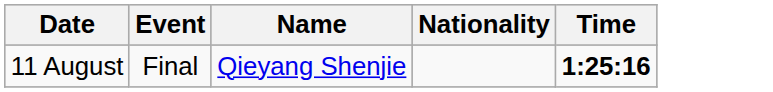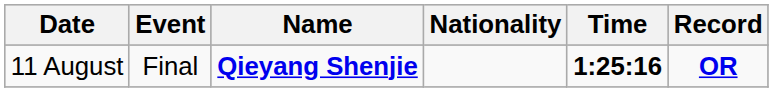+ column: (718, 24)
(312, 65) normal -> (318, 65) bold
